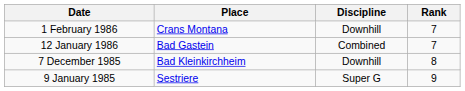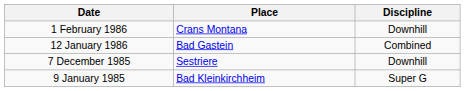- column: (434, 13)
(201, 62) Bad Kleinkirchheim -> (197, 62) Sestriere
(178, 78) Sestriere -> (220, 78) Bad Kleinkirchheim
